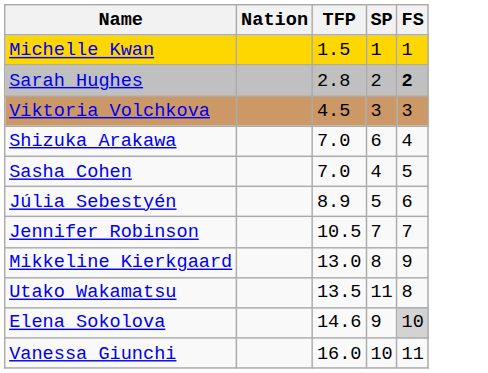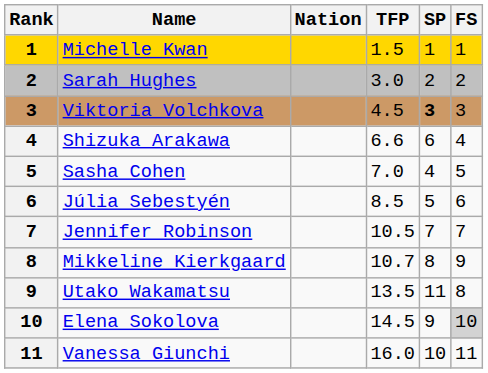+ column: (31, 20)
(334, 80) 2.8 -> (387, 80) 3.0
(407, 80) bold -> (461, 80) normal
(376, 111) normal -> (429, 111) bold
(334, 141) 7.0 -> (387, 141) 6.6
(334, 202) 8.9 -> (387, 202) 8.5
(339, 262) 13.0 -> (393, 262) 10.7
(339, 323) 14.6 -> (393, 323) 14.5
